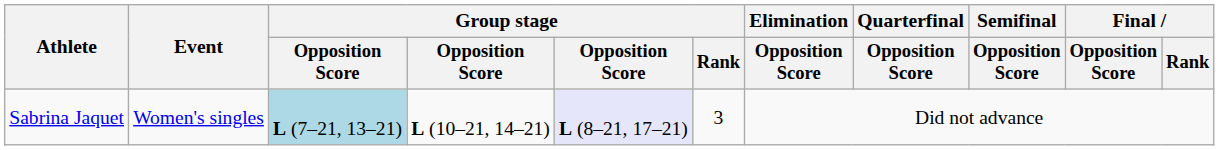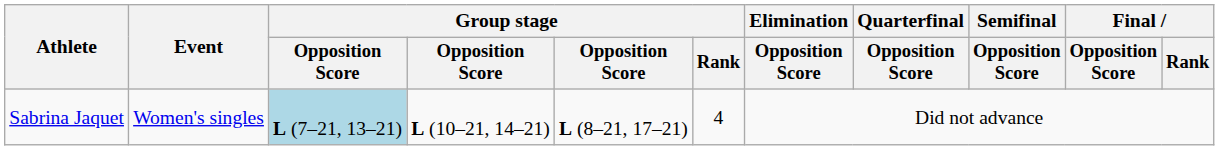(623, 128) lavender background -> (623, 128) no background
(719, 117) 3 -> (719, 117) 4
